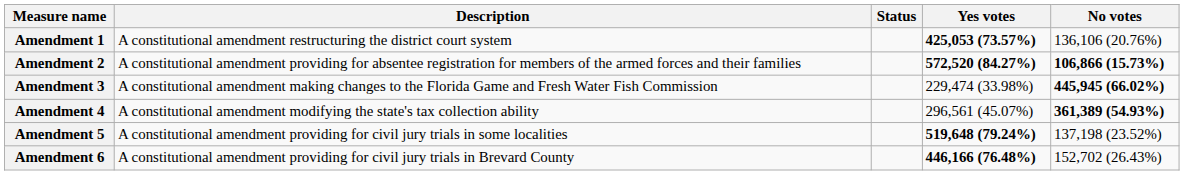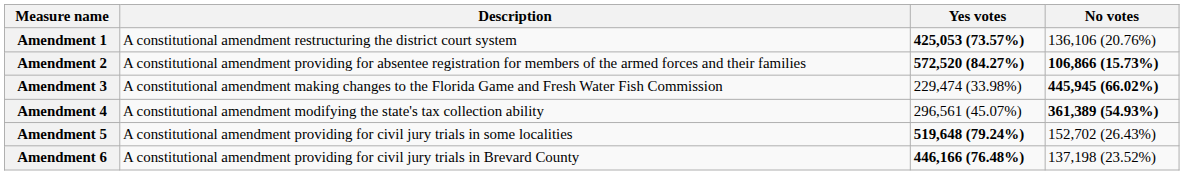- column: (896, 16)
(1108, 134) 137,198 (23.52%) -> (1102, 134) 152,702 (26.43%)
(1108, 157) 152,702 (26.43%) -> (1102, 157) 137,198 (23.52%)
